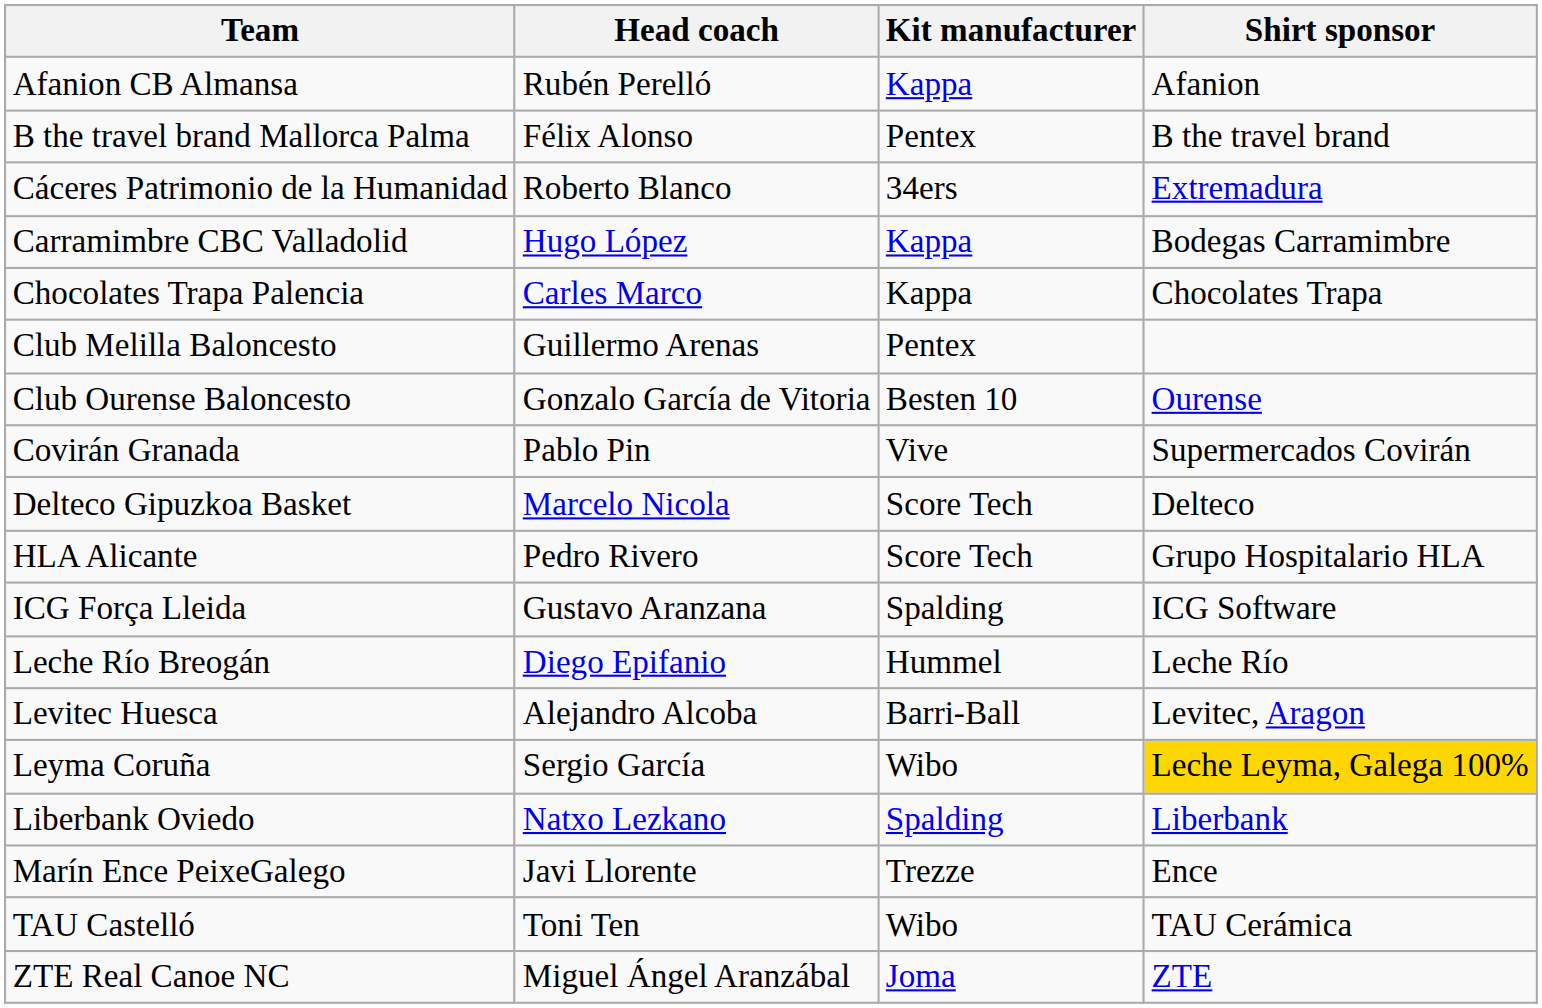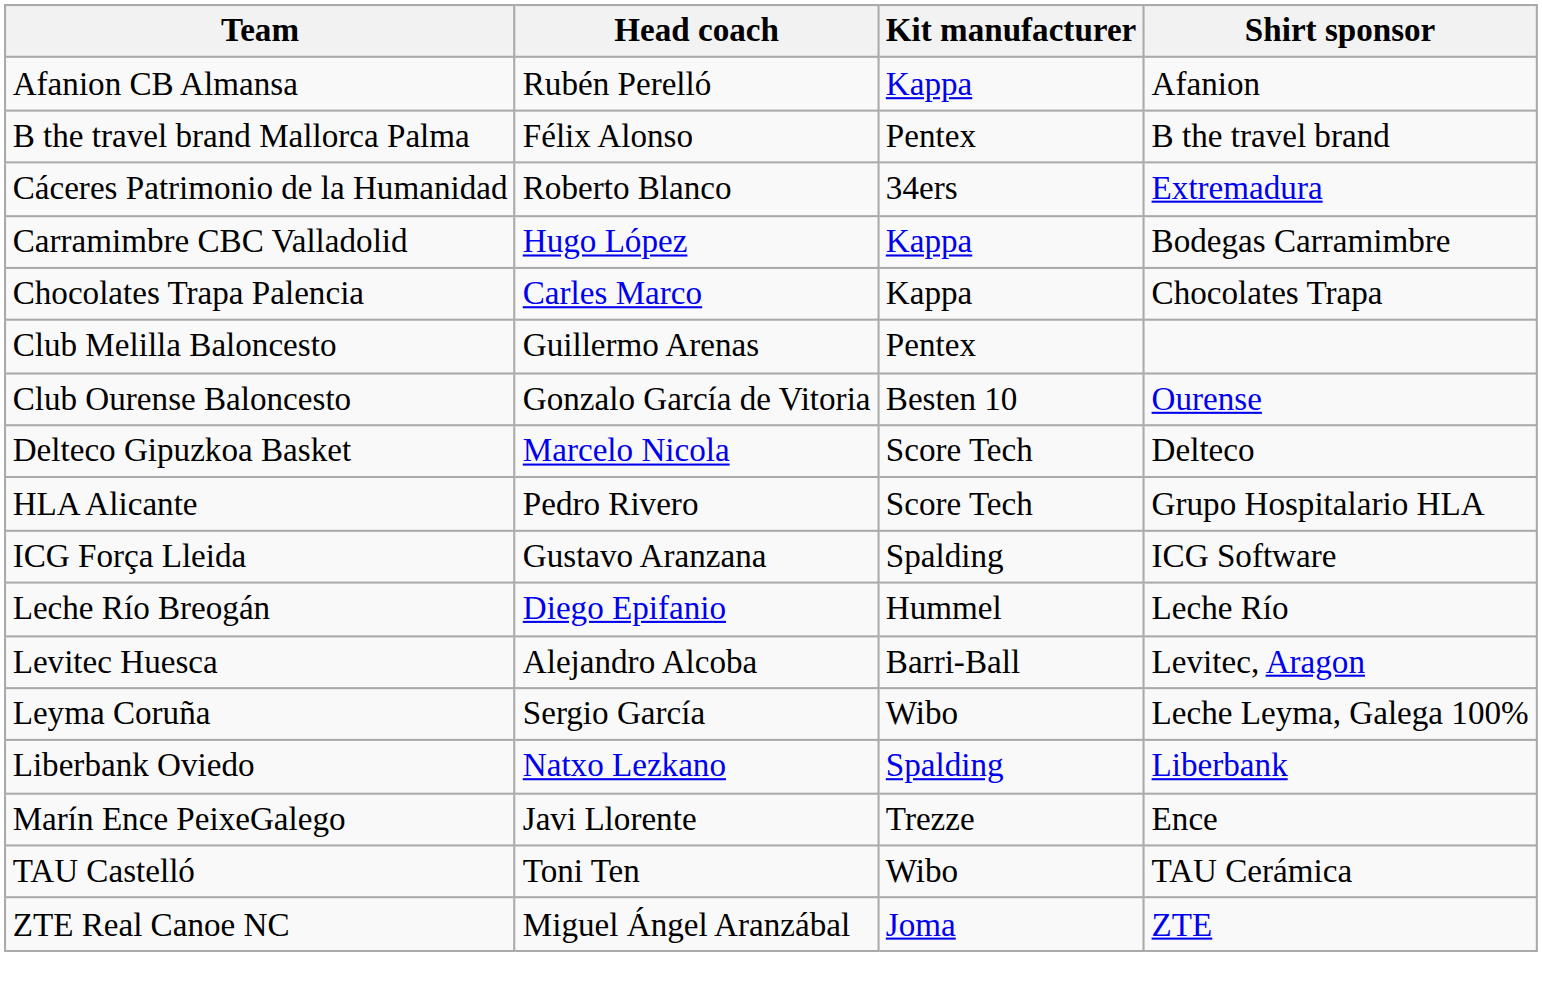- row: (126, 450)
(1340, 766) gold background -> (1340, 713) no background
